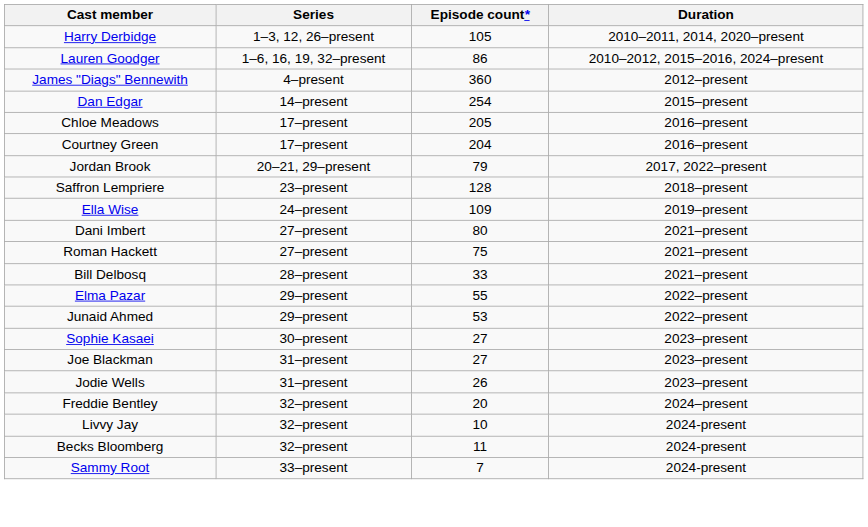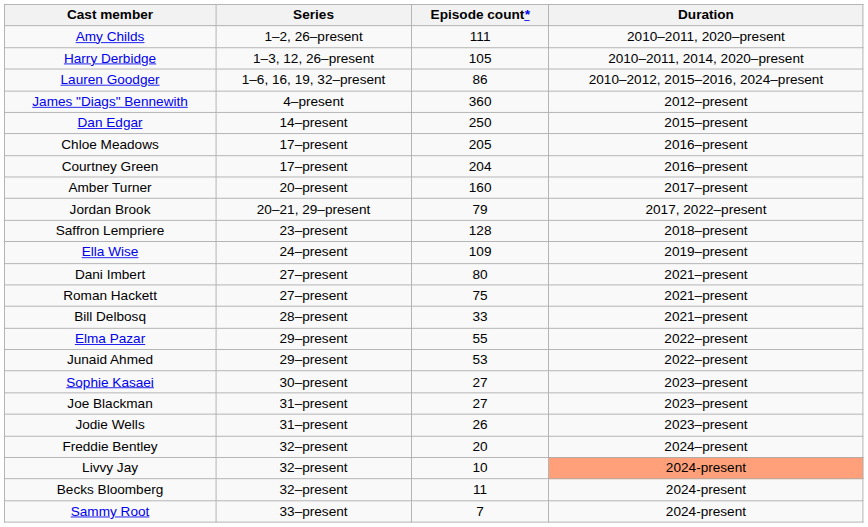+ row: (110, 36)
(480, 101) 254 -> (480, 123) 250
+ row: (110, 187)
(706, 425) no background -> (706, 468) lightsalmon background
